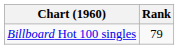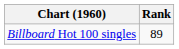(156, 34) 79 -> (156, 34) 89
